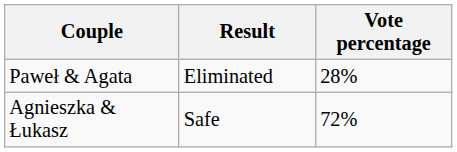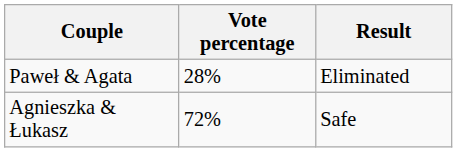columns swapped: (384, 32) <-> (247, 32)
